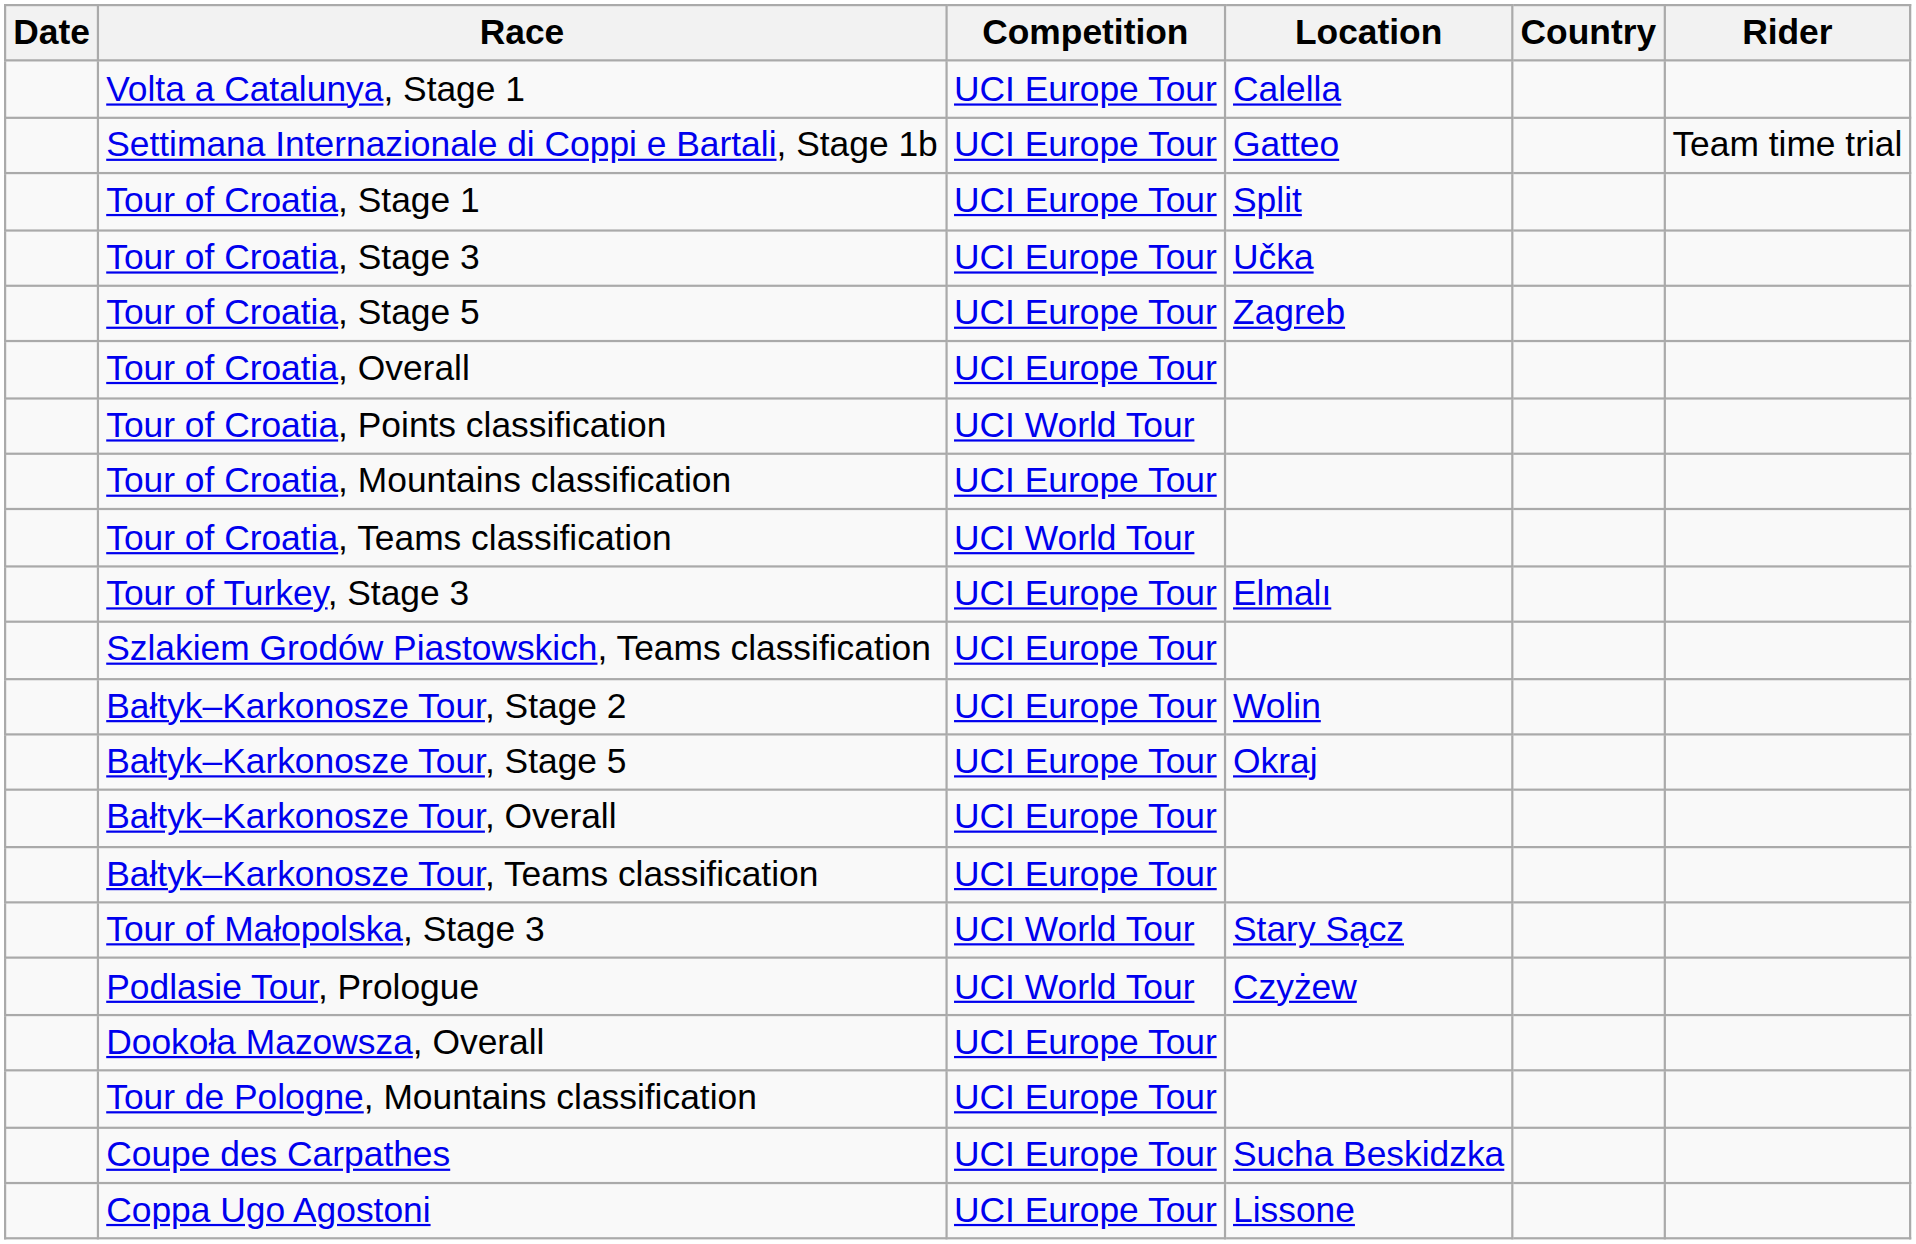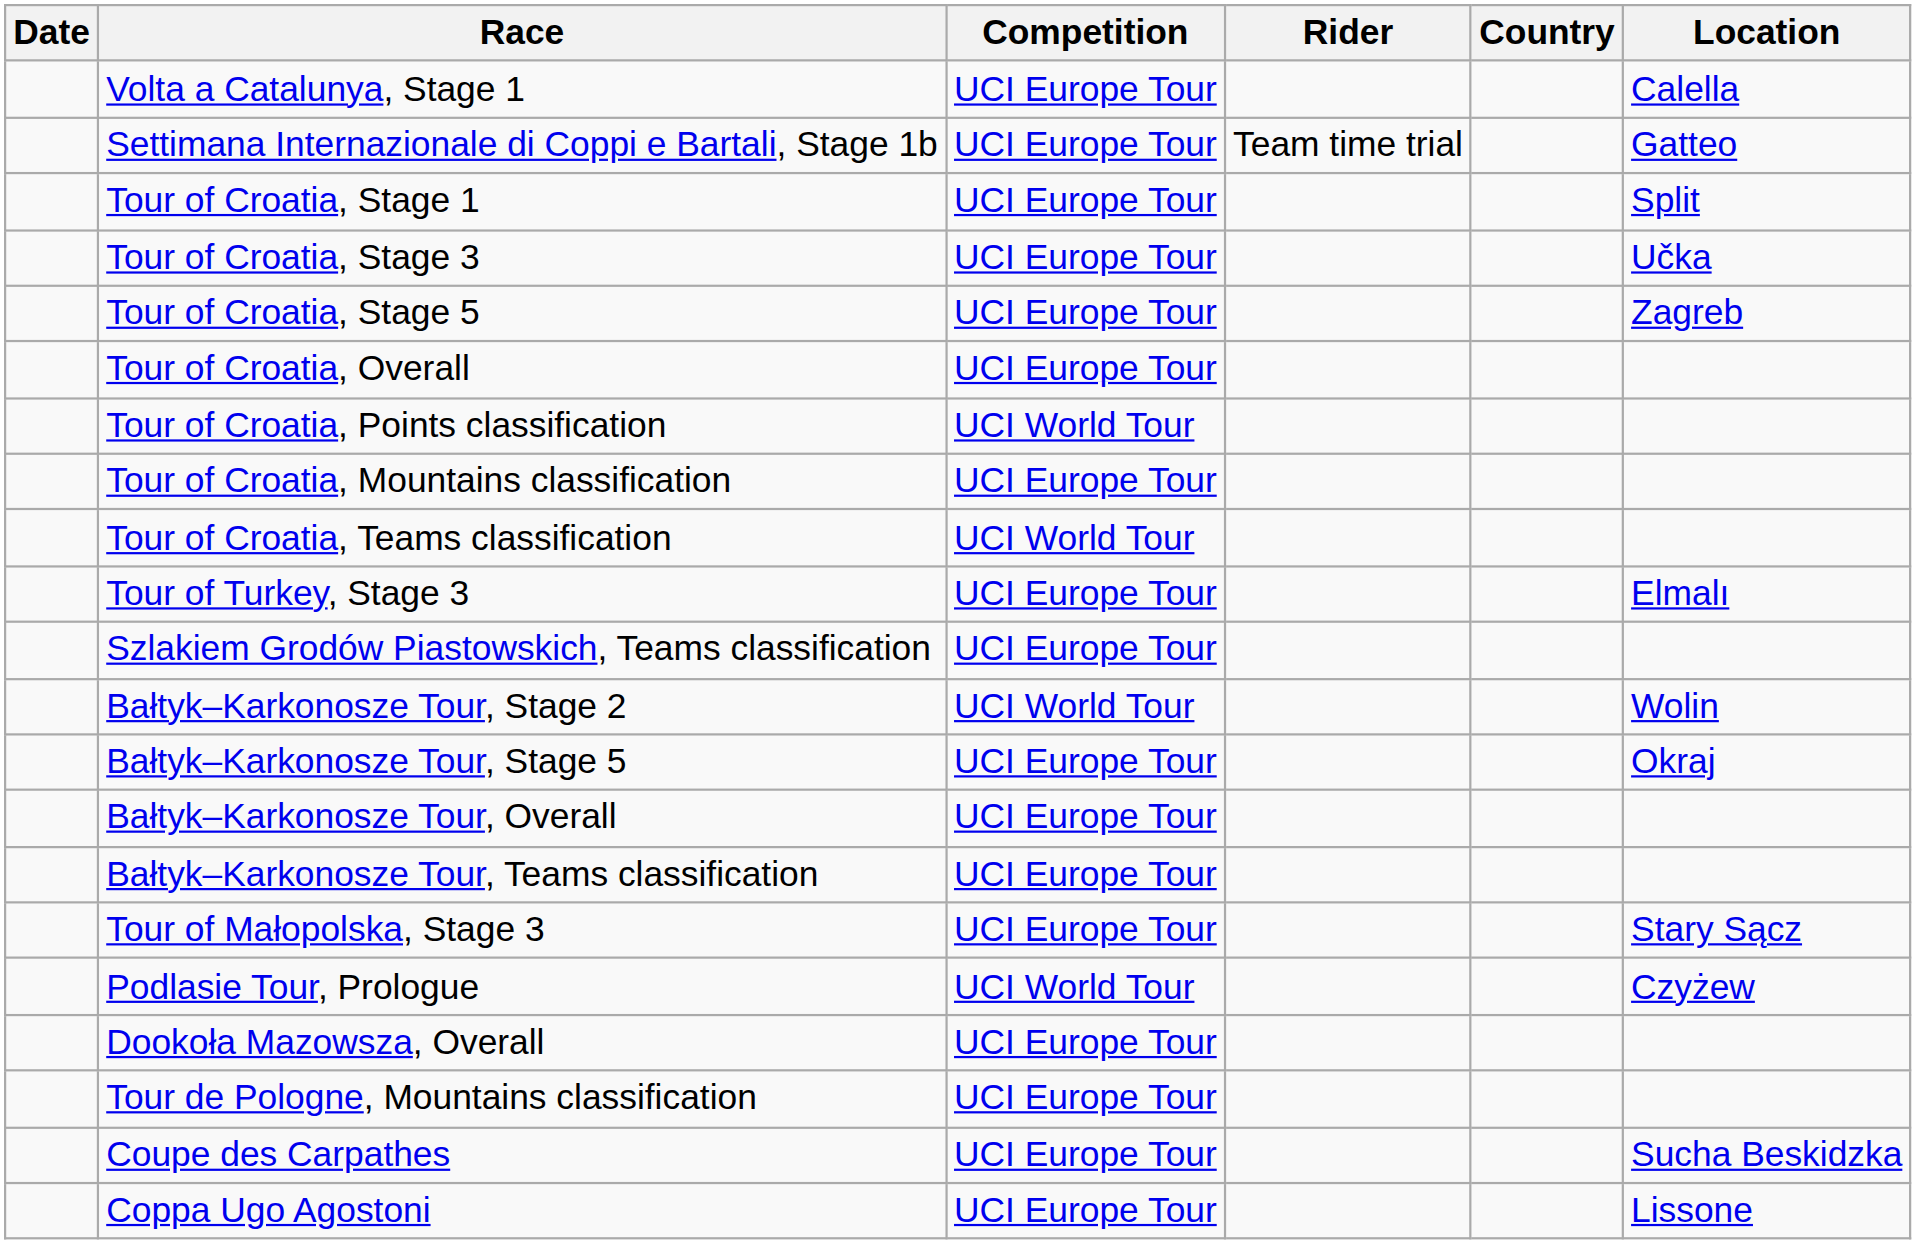columns swapped: (1787, 32) <-> (1369, 32)
(1085, 705) UCI Europe Tour -> (1074, 705) UCI World Tour
(1074, 929) UCI World Tour -> (1085, 929) UCI Europe Tour
